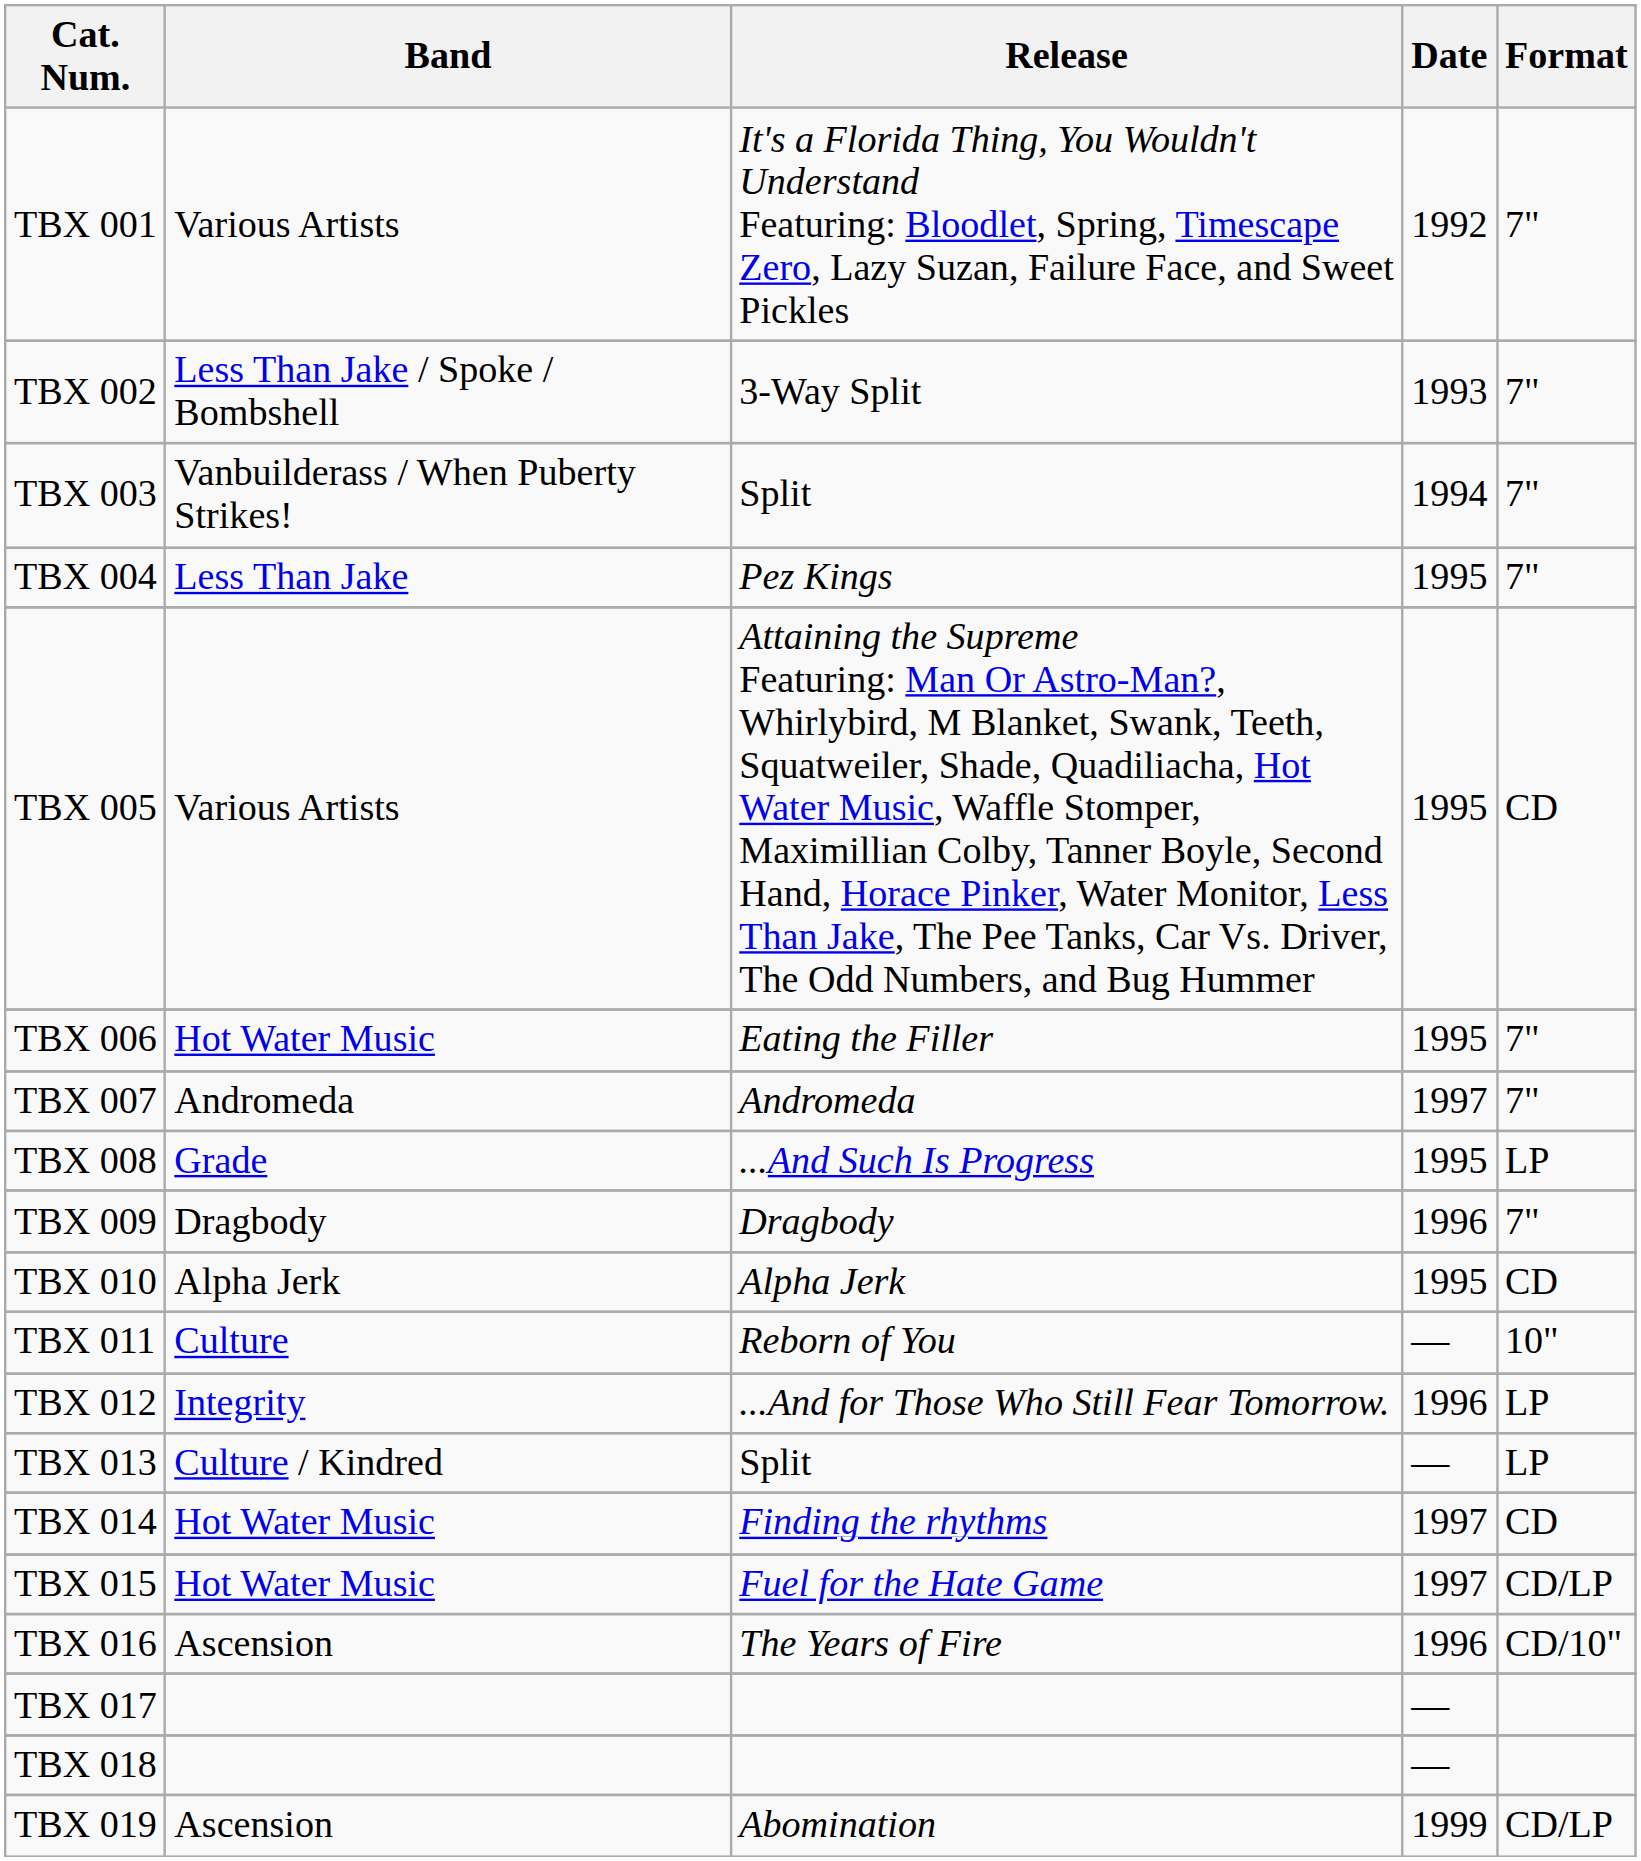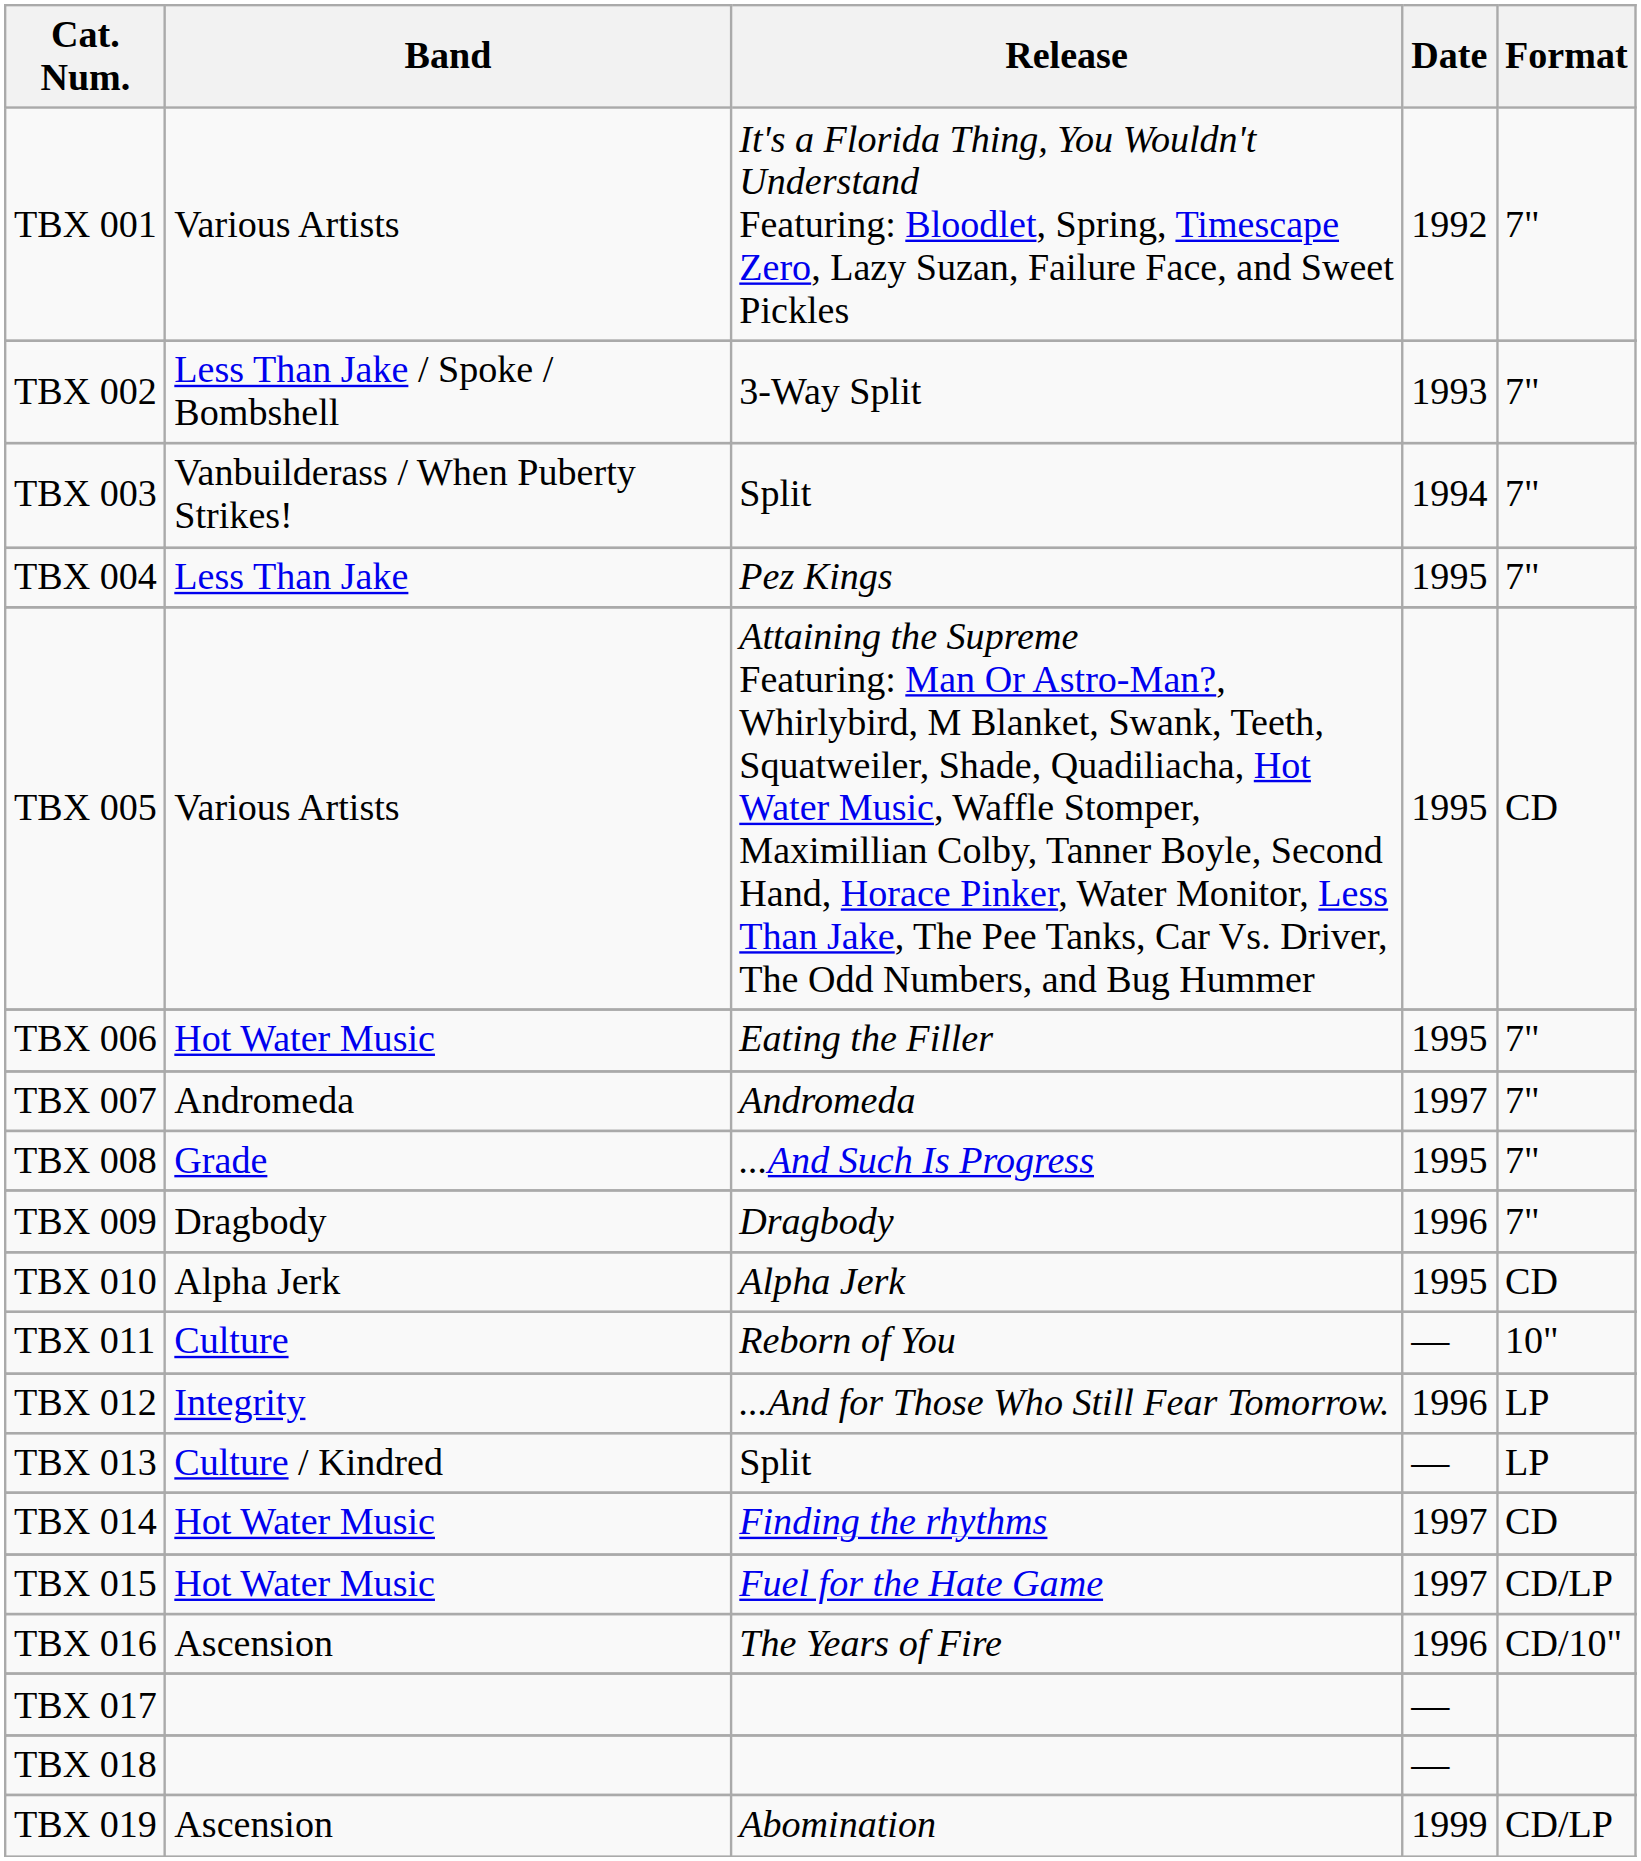(1527, 1160) LP -> (1522, 1160) 7"
